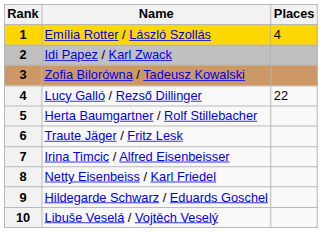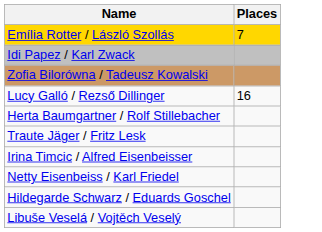- column: (23, 14)
(277, 34) 4 -> (240, 34) 7
(281, 95) 22 -> (244, 95) 16
